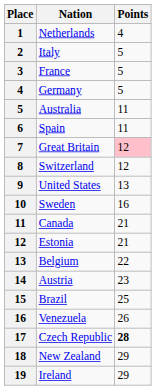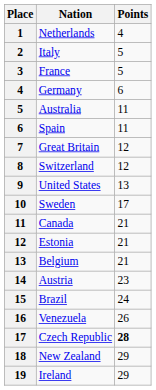(120, 90) 5 -> (120, 90) 6
(123, 147) pink background -> (123, 147) no background
(123, 204) 16 -> (123, 204) 17
(123, 261) 22 -> (123, 261) 21
(123, 299) 25 -> (123, 299) 24
